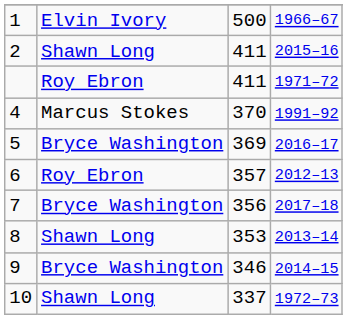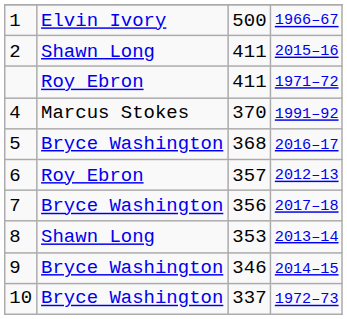(249, 144) 369 -> (249, 144) 368
(98, 299) Shawn Long -> (132, 299) Bryce Washington
